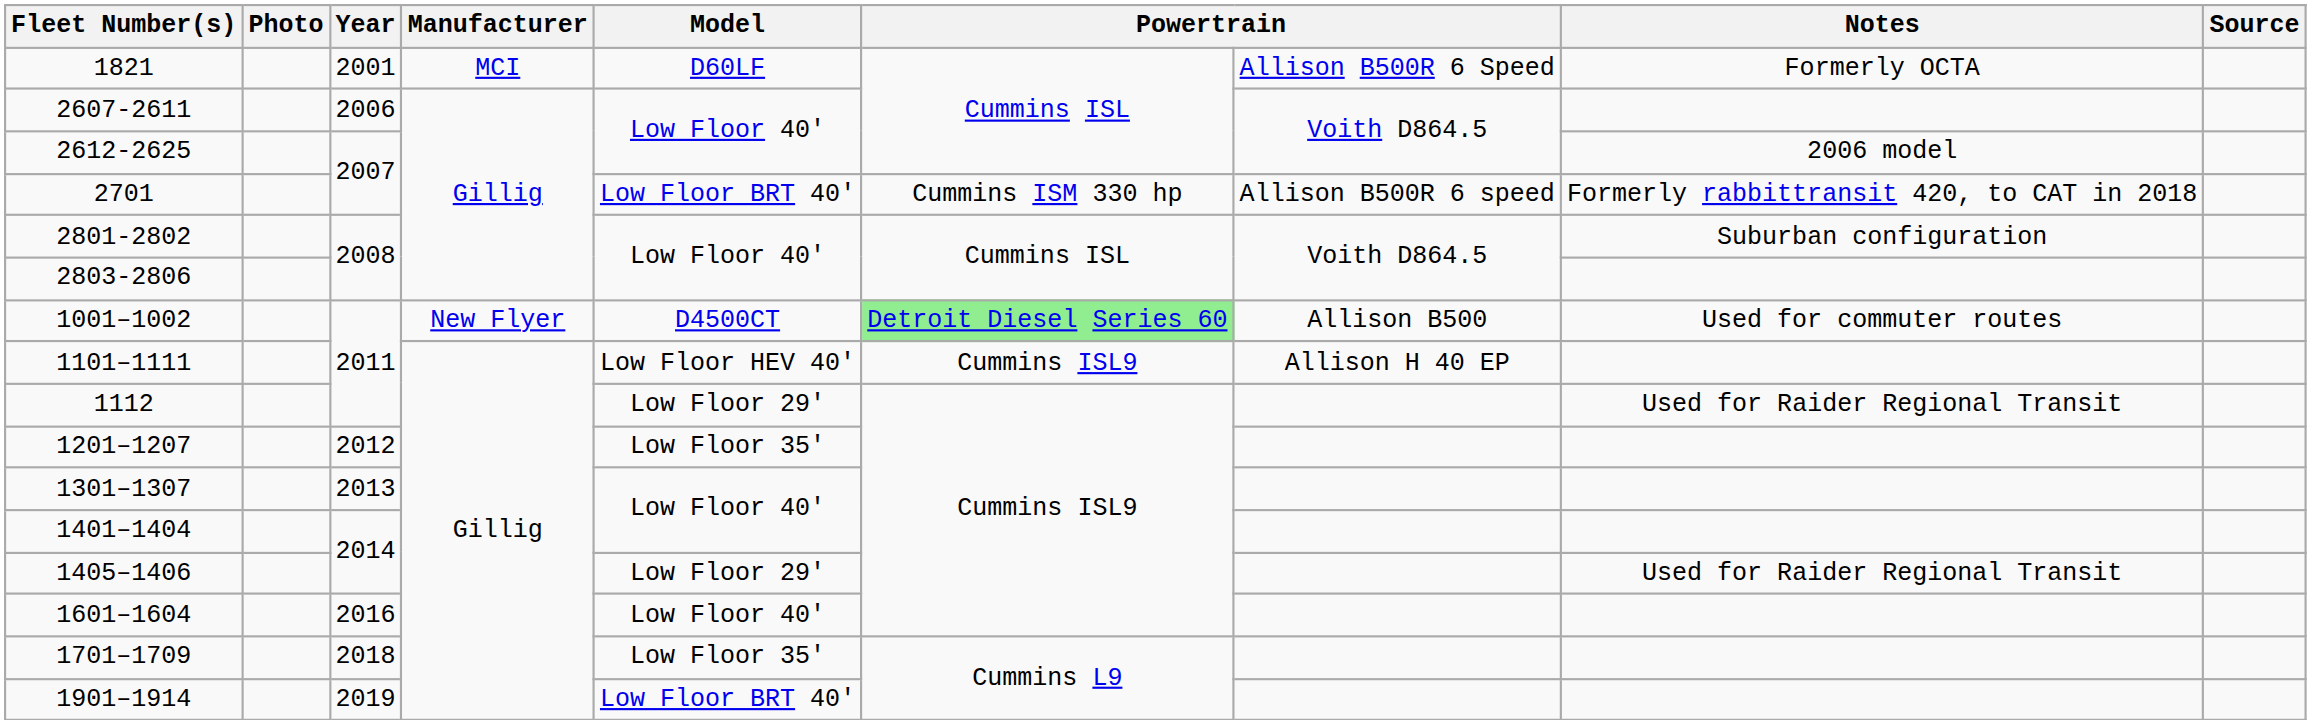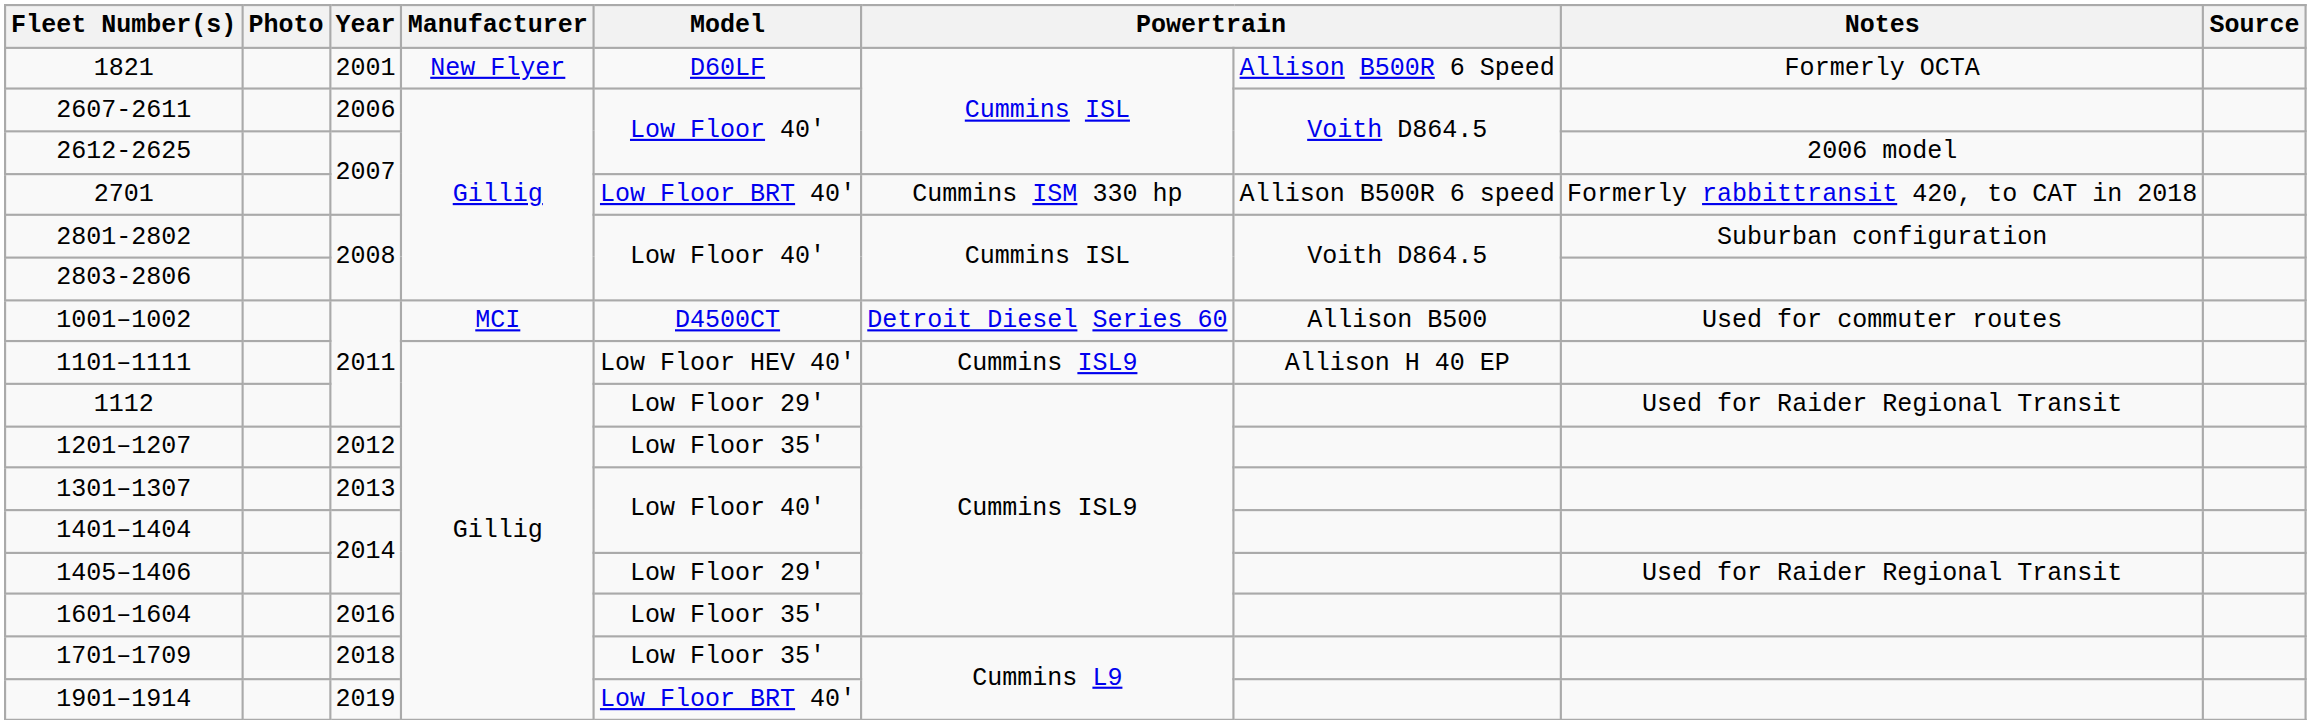(498, 68) MCI -> (498, 68) New Flyer
(498, 320) New Flyer -> (498, 320) MCI
(1047, 320) lightgreen background -> (1047, 320) no background
(728, 615) Low Floor 40' -> (728, 615) Low Floor 35'
